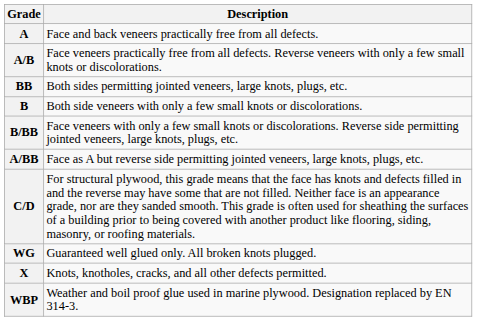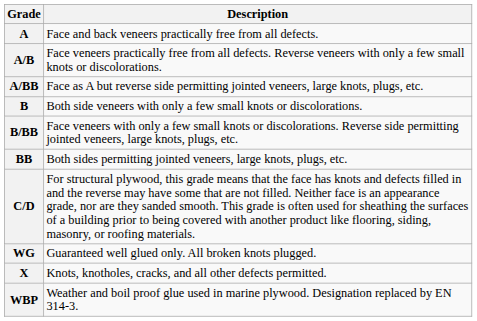rows swapped: (24, 159) <-> (24, 86)
